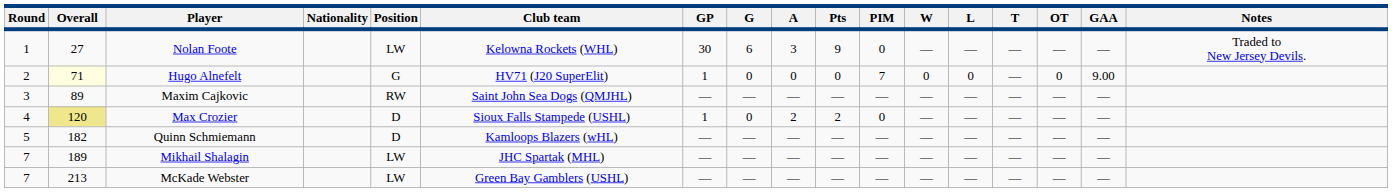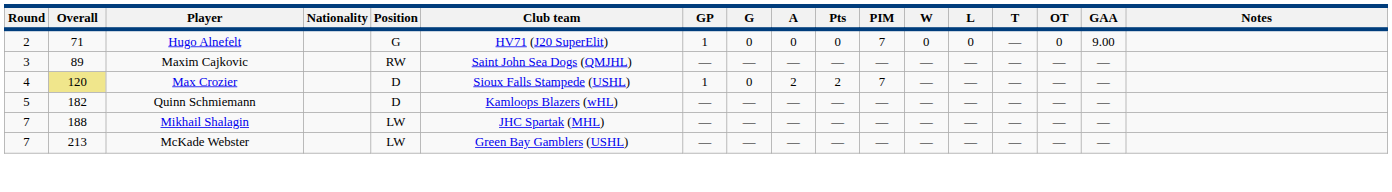- row: (205, 48)
(77, 76) lightyellow background -> (77, 41) no background
(882, 116) 0 -> (882, 81) 7
(77, 157) 189 -> (77, 122) 188
